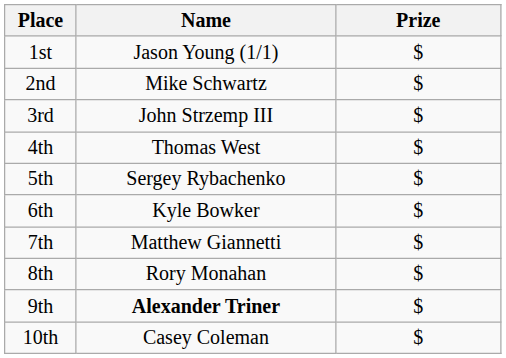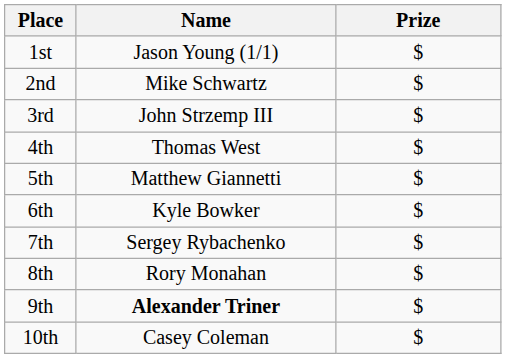(206, 178) Sergey Rybachenko -> (206, 178) Matthew Giannetti
(206, 242) Matthew Giannetti -> (206, 242) Sergey Rybachenko
